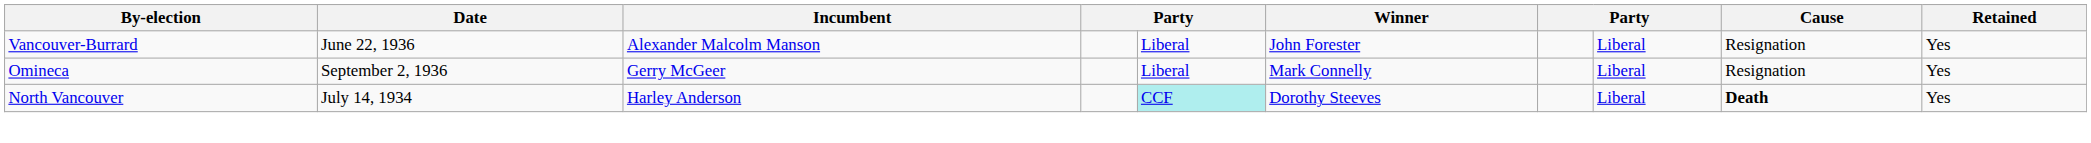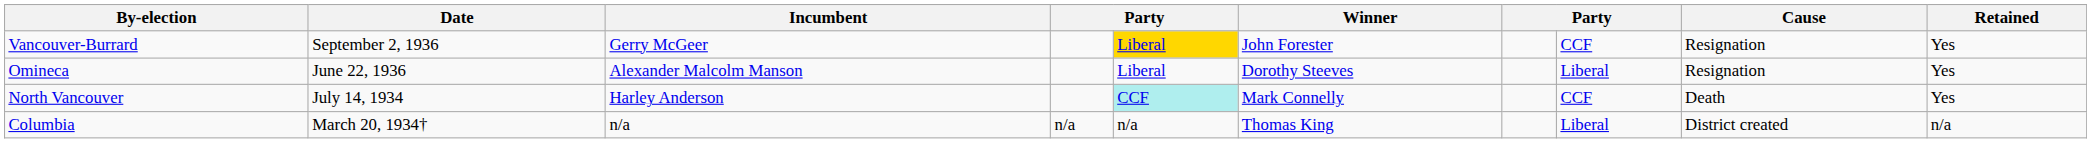(368, 44) June 22, 1936 -> (375, 44) September 2, 1936
(724, 44) Alexander Malcolm Manson -> (659, 44) Gerry McGeer
(1165, 44) no background -> (1141, 44) gold background
(1621, 44) Liberal -> (1576, 44) CCF
(384, 71) September 2, 1936 -> (359, 71) June 22, 1936
(676, 71) Gerry McGeer -> (706, 71) Alexander Malcolm Manson
(1320, 71) Mark Connelly -> (1298, 71) Dorothy Steeves
(1325, 97) Dorothy Steeves -> (1293, 97) Mark Connelly
(1621, 97) Liberal -> (1576, 97) CCF
(1747, 97) bold -> (1705, 97) normal
+ row: (42, 124)
